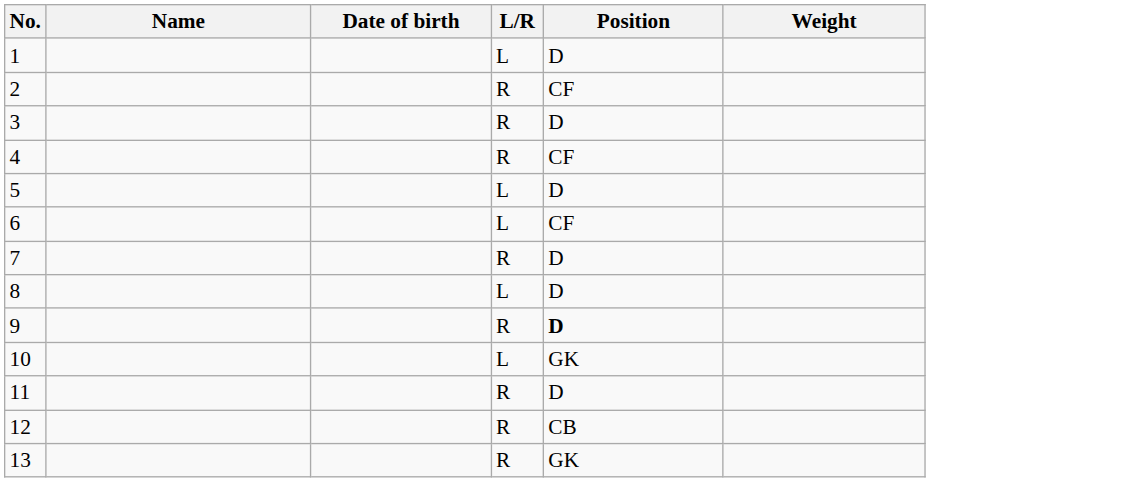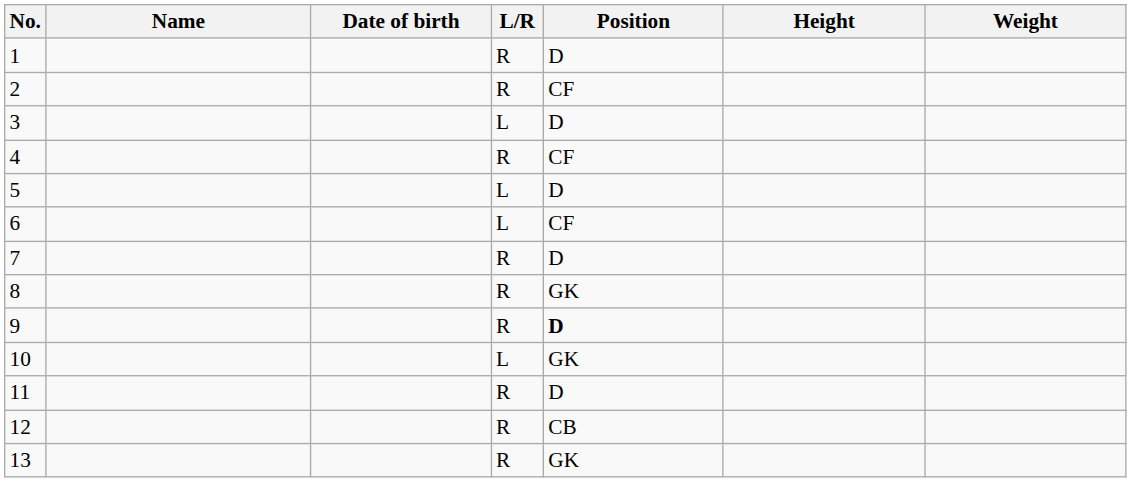+ column: (824, 21)
(502, 55) L -> (503, 55) R
(503, 122) R -> (502, 122) L
(502, 291) L -> (503, 291) R
(556, 291) D -> (564, 291) GK
